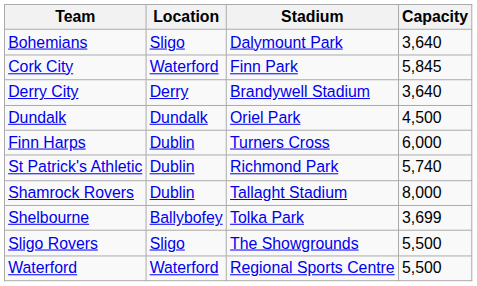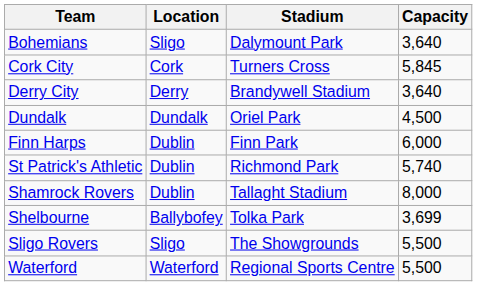(184, 67) Waterford -> (166, 67) Cork
(264, 67) Finn Park -> (280, 67) Turners Cross
(280, 142) Turners Cross -> (264, 142) Finn Park
